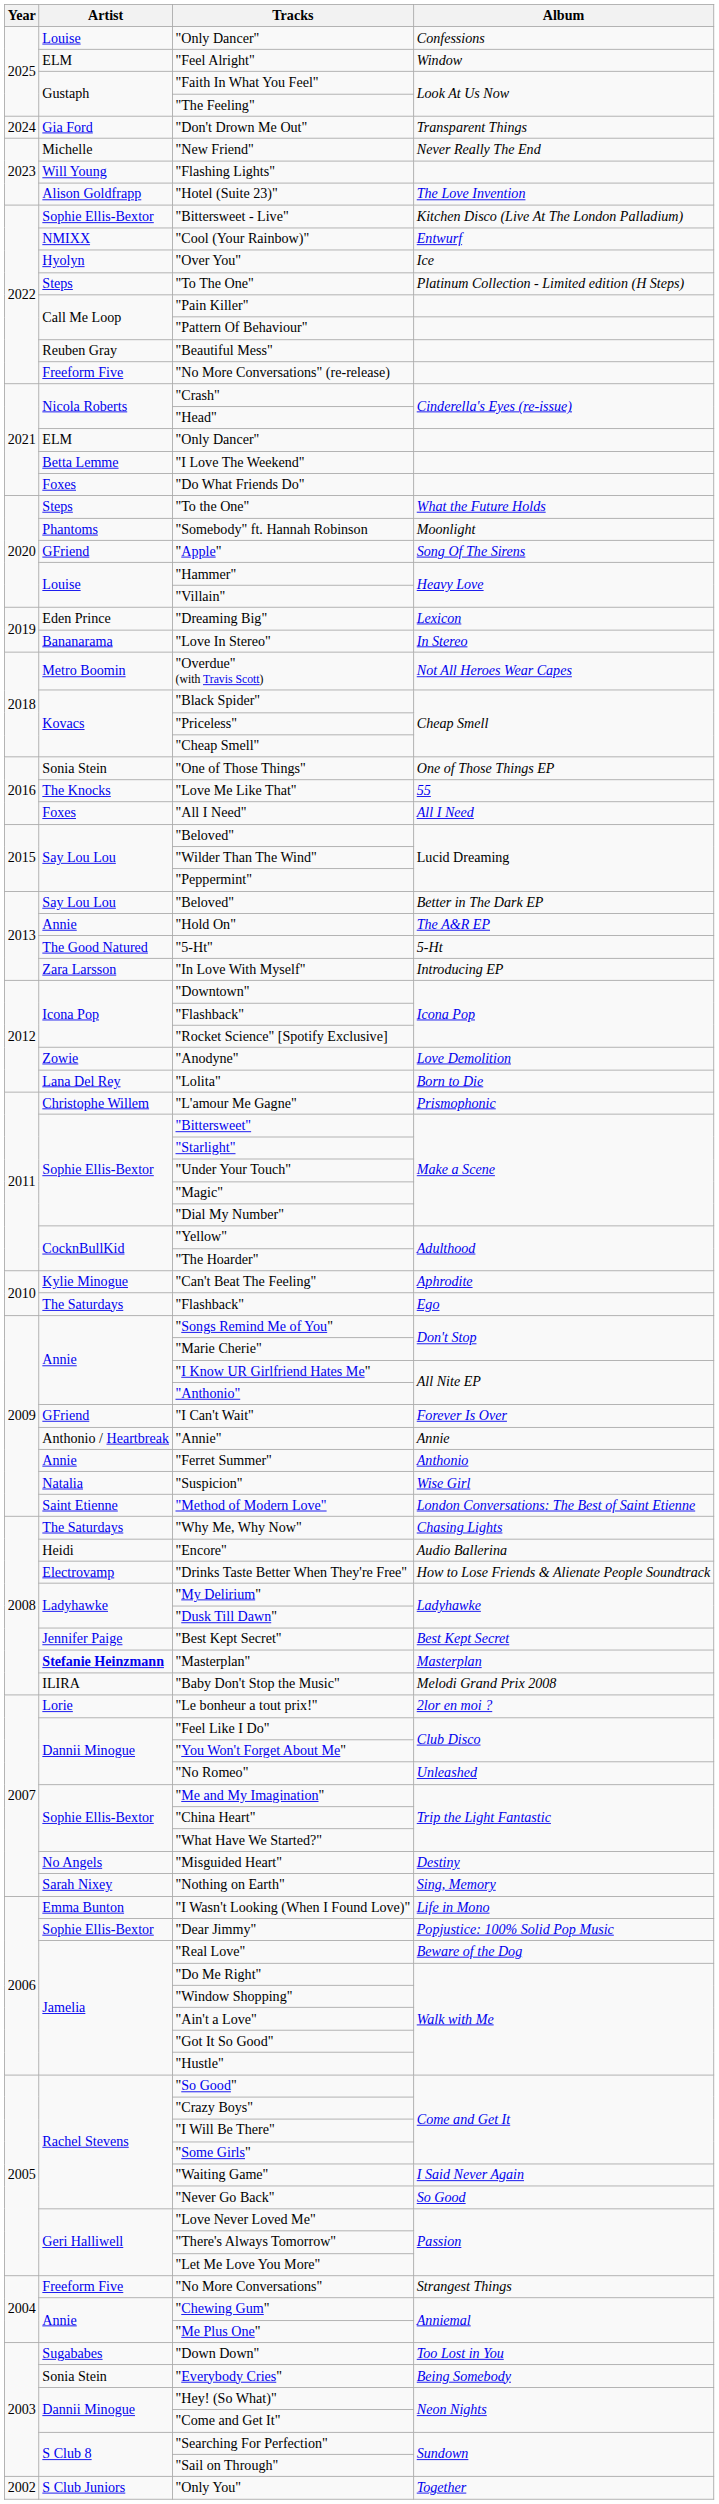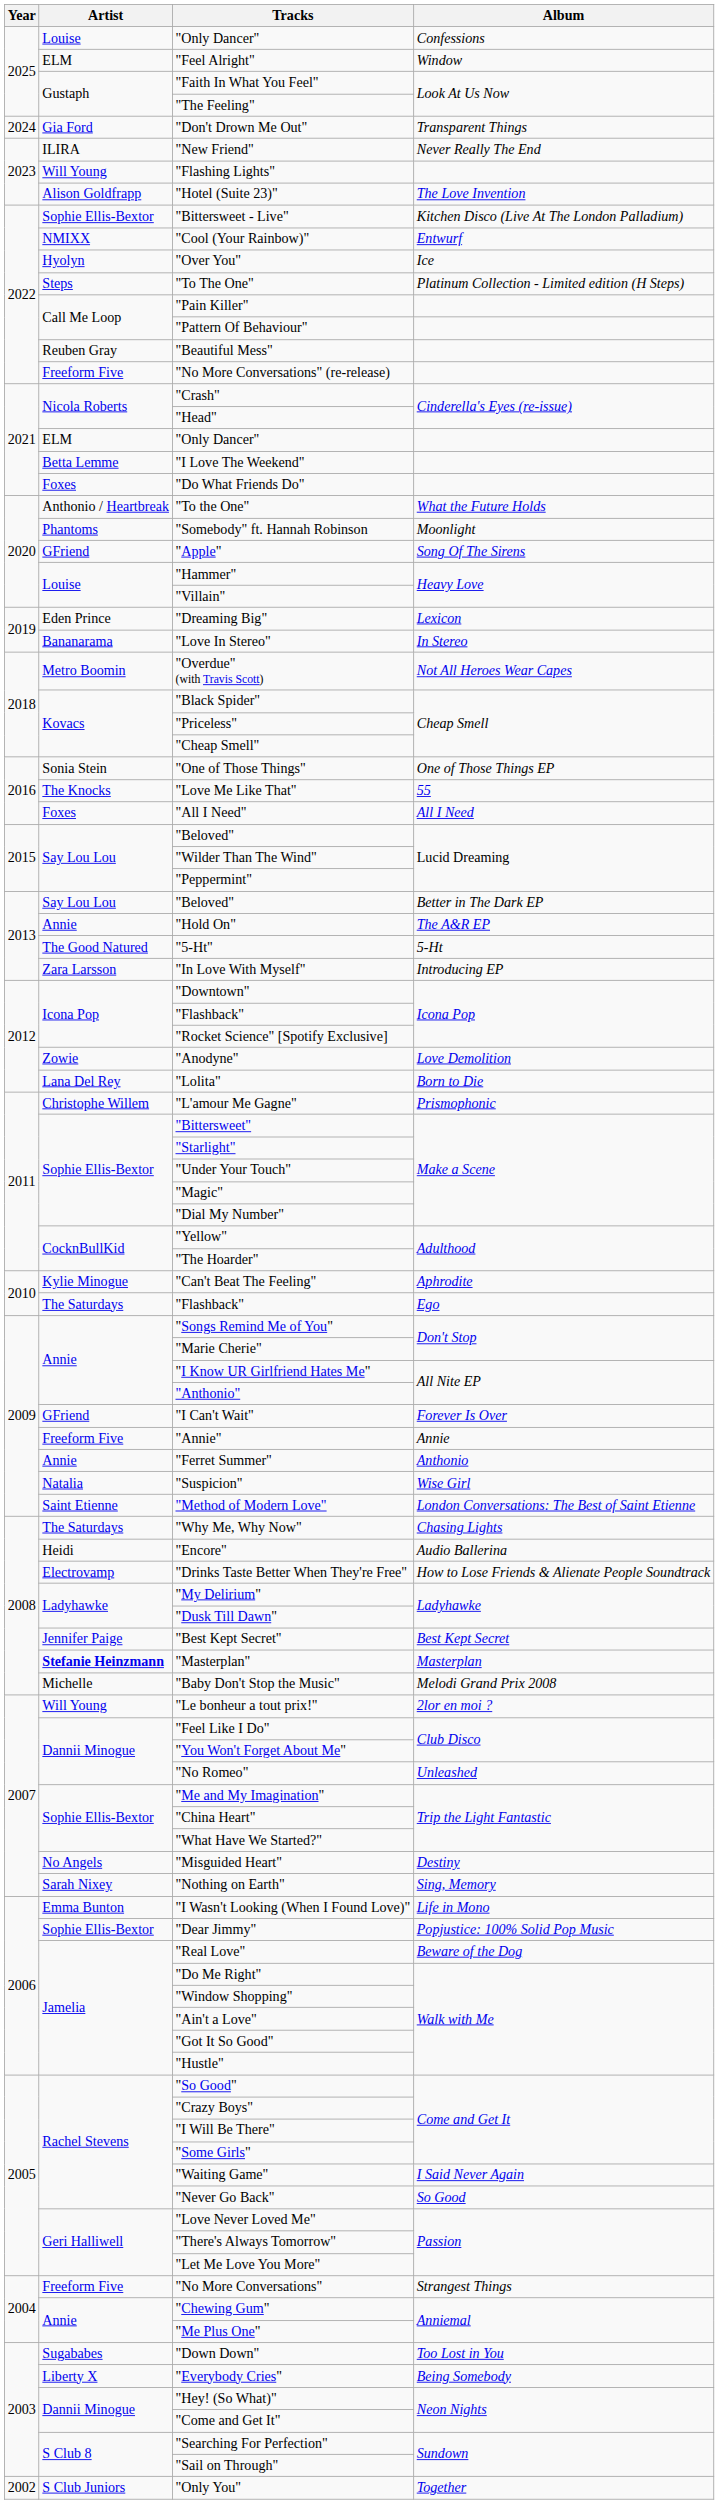(67, 149) Michelle -> (61, 149) ILIRA
(58, 506) Steps -> (106, 506) Anthonio / Heartbreak
(106, 1438) Anthonio / Heartbreak -> (83, 1438) Freeform Five
(61, 1683) ILIRA -> (67, 1683) Michelle
(58, 1706) Lorie -> (75, 1706) Will Young
(75, 2376) Sonia Stein -> (70, 2376) Liberty X
